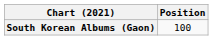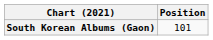(183, 28) 100 -> (183, 28) 101
